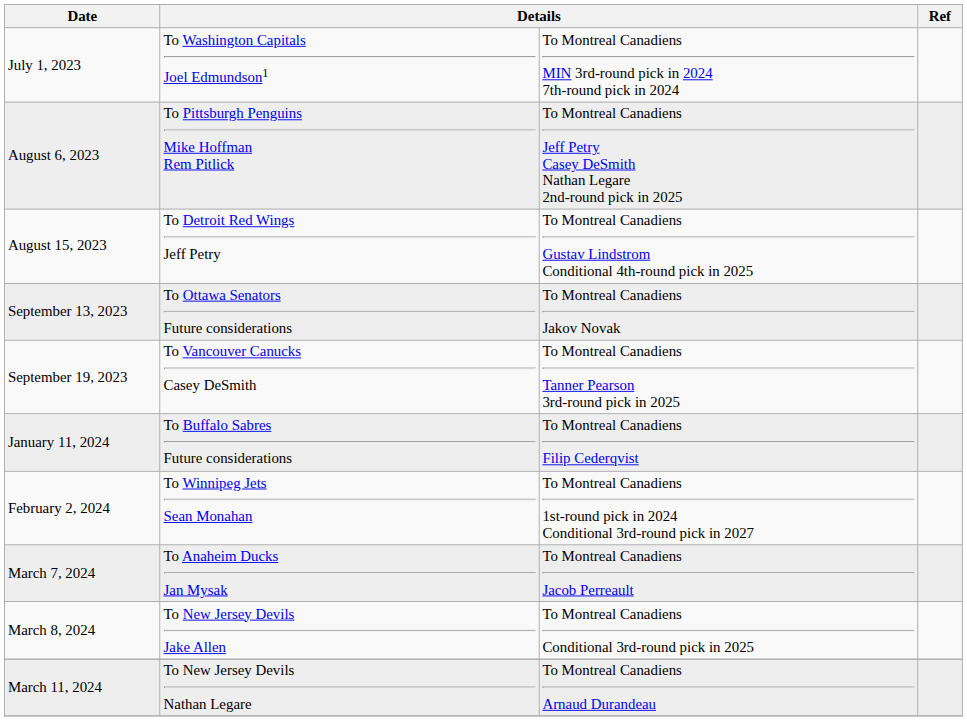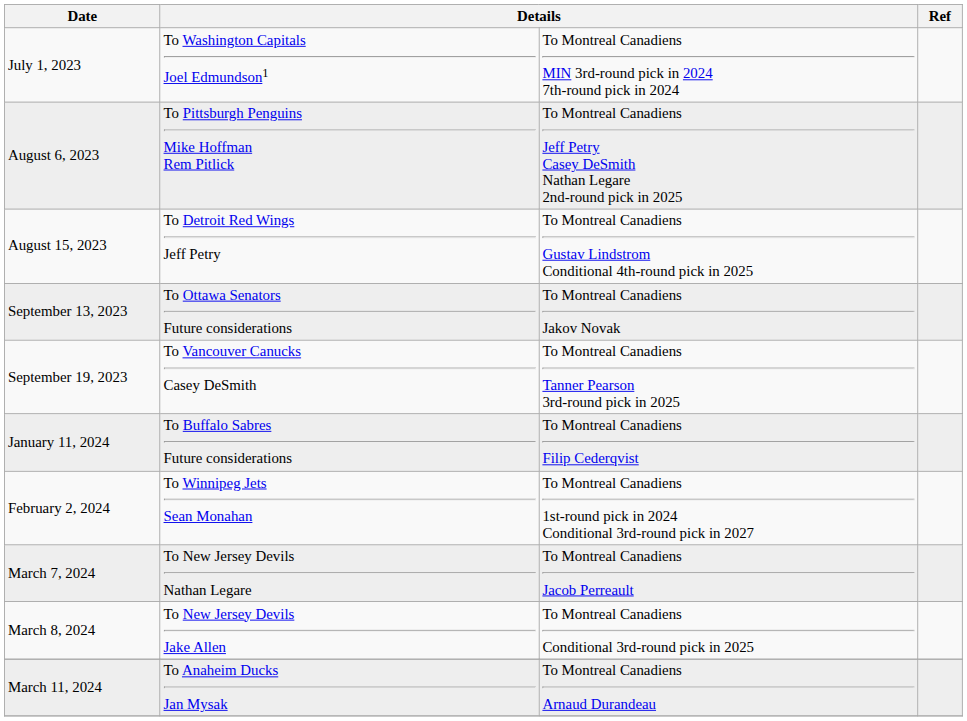(350, 573) To Anaheim Ducks Jan Mysak -> (350, 573) To New Jersey Devils Nathan Legare
(350, 687) To New Jersey Devils Nathan Legare -> (350, 687) To Anaheim Ducks Jan Mysak
